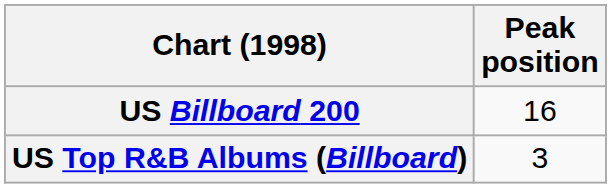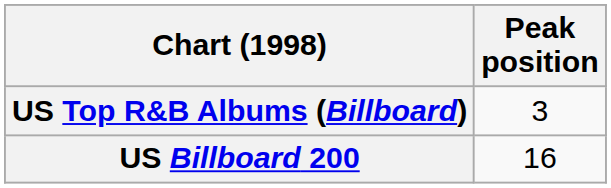rows swapped: (240, 110) <-> (240, 158)
